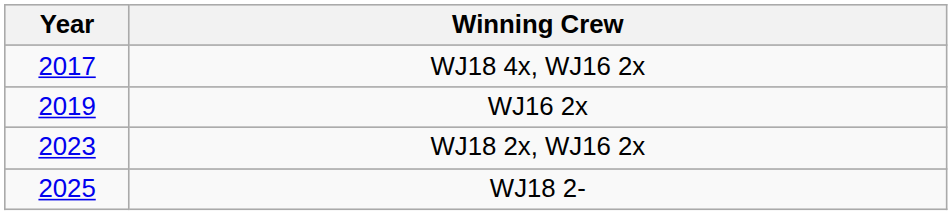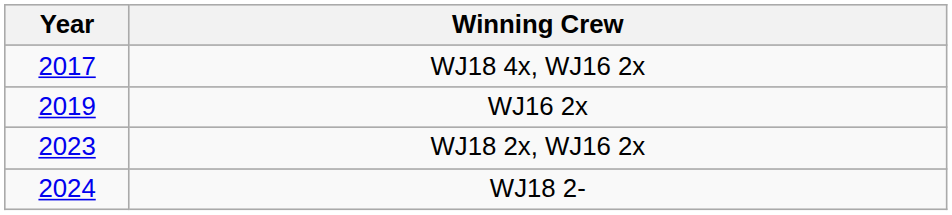(67, 188) 2025 -> (67, 188) 2024
